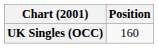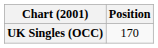(130, 33) 160 -> (130, 33) 170
